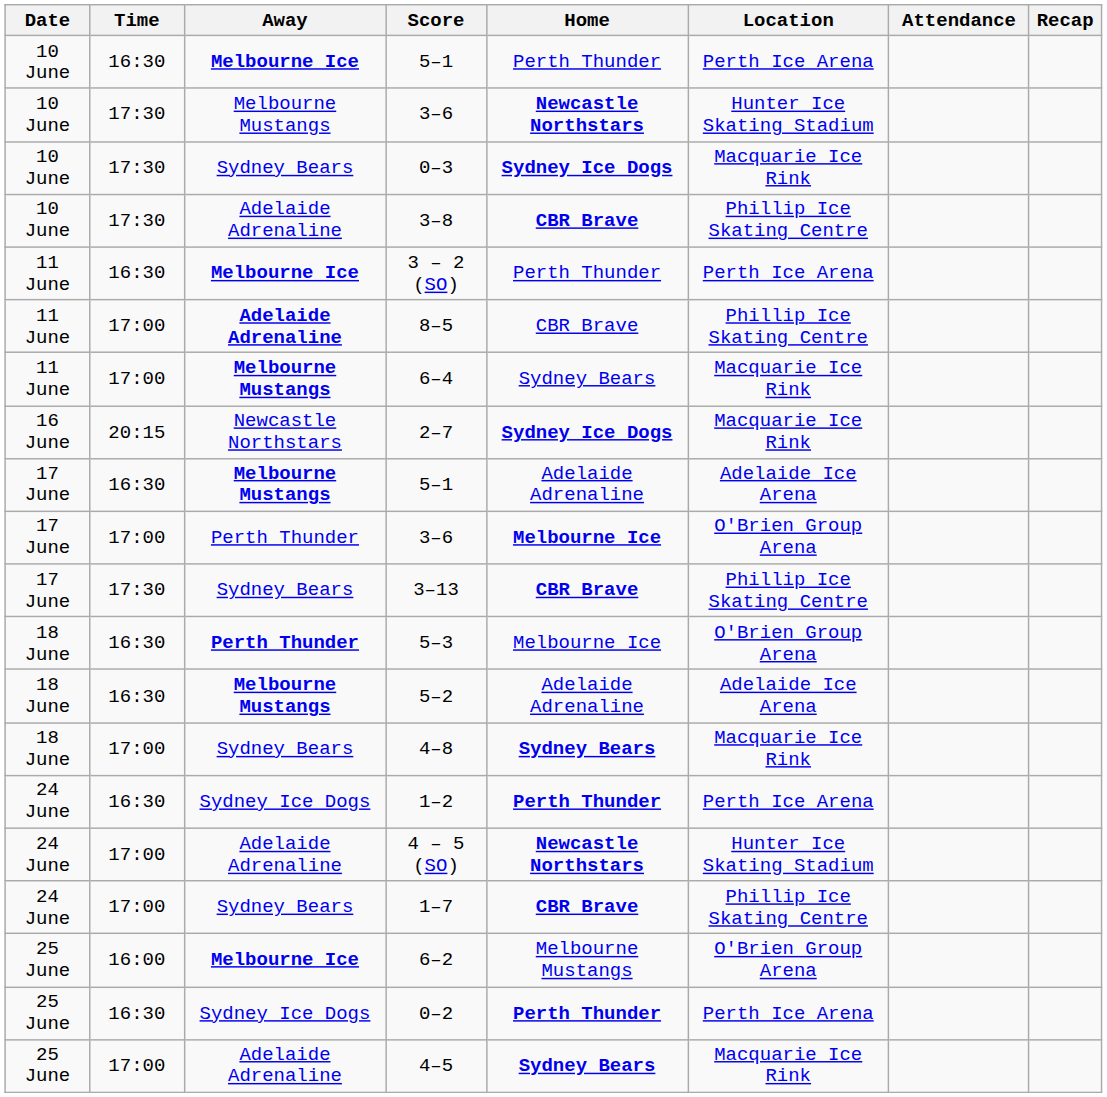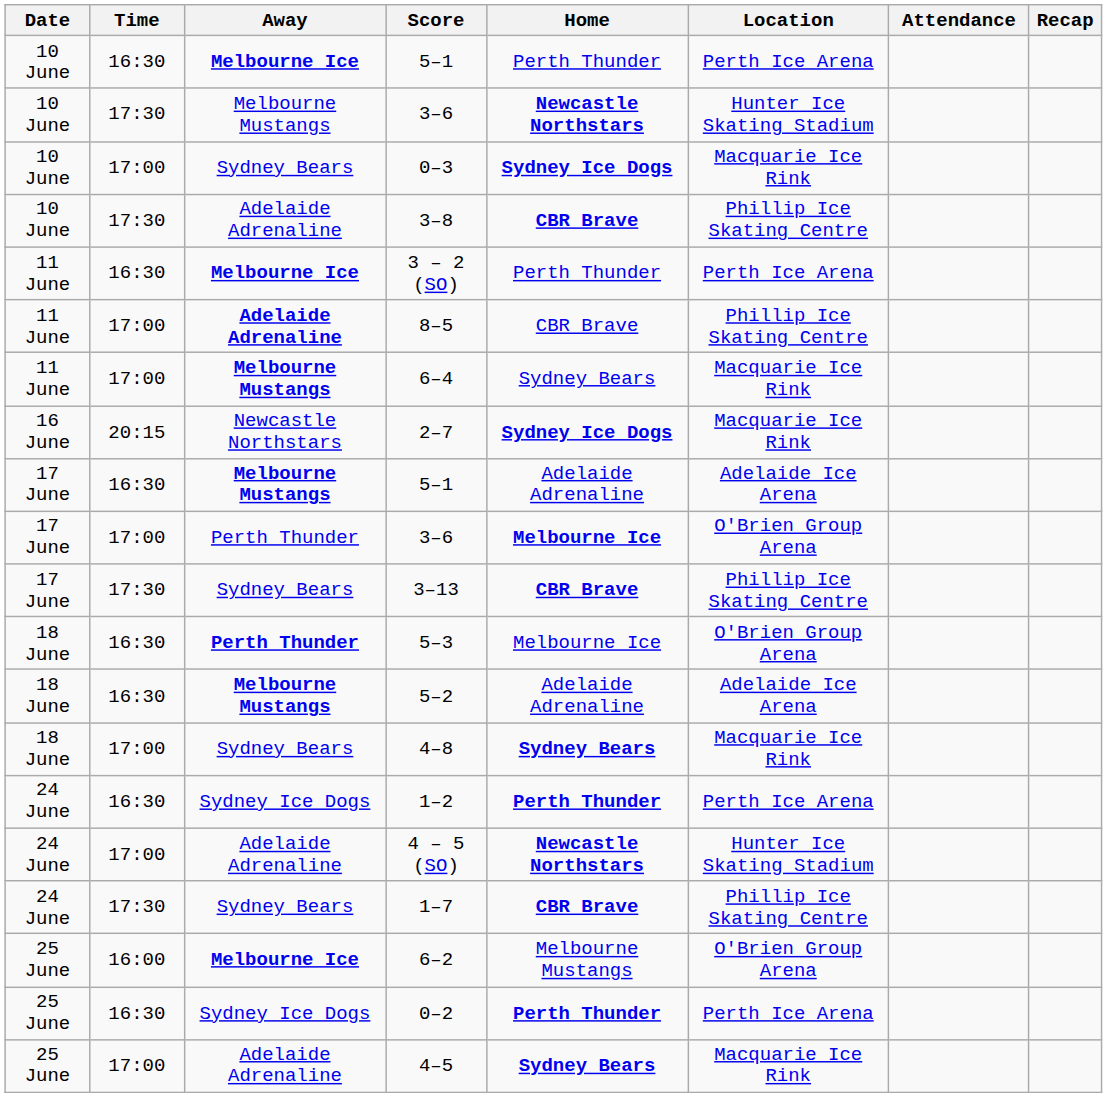(137, 168) 17:30 -> (137, 168) 17:00
(137, 907) 17:00 -> (137, 907) 17:30
